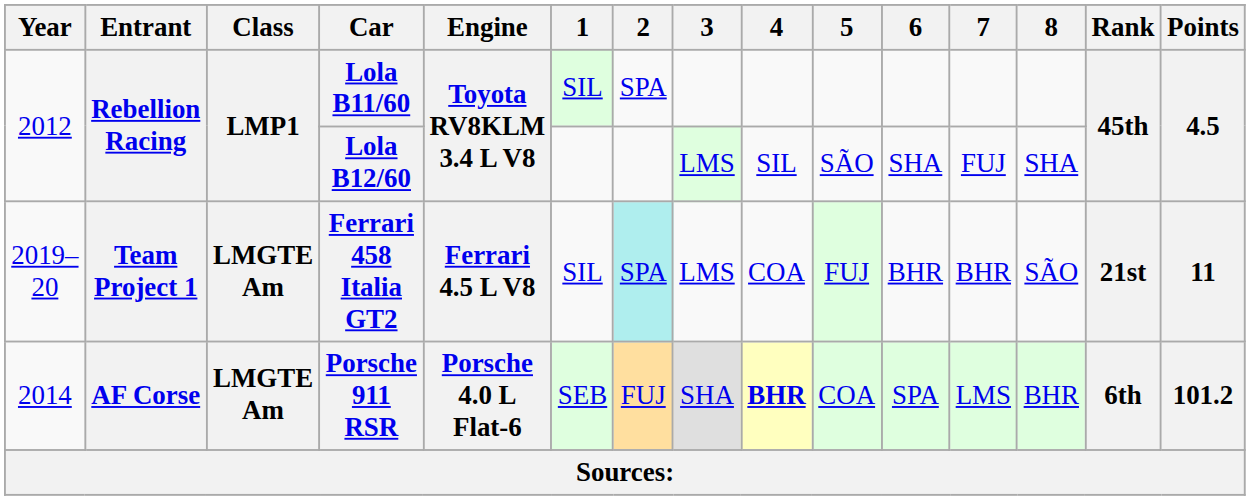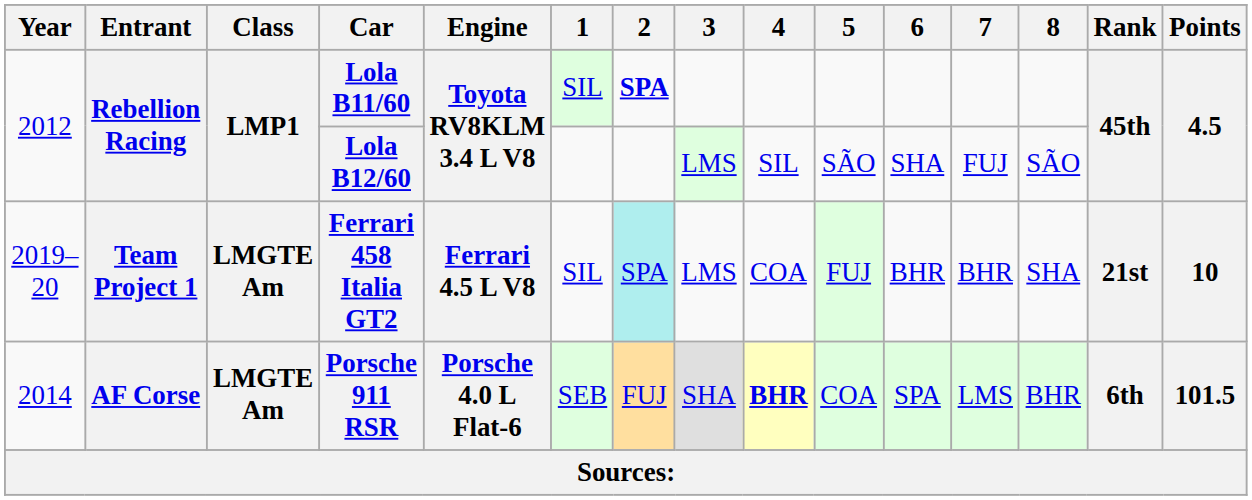(643, 87) normal -> (644, 87) bold
(1051, 163) SHA -> (1053, 163) SÃO
(1051, 271) SÃO -> (1053, 271) SHA
(1203, 271) 11 -> (1205, 271) 10
(1203, 395) 101.2 -> (1205, 395) 101.5
